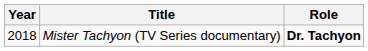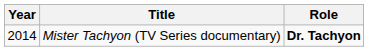(22, 35) 2018 -> (22, 35) 2014
